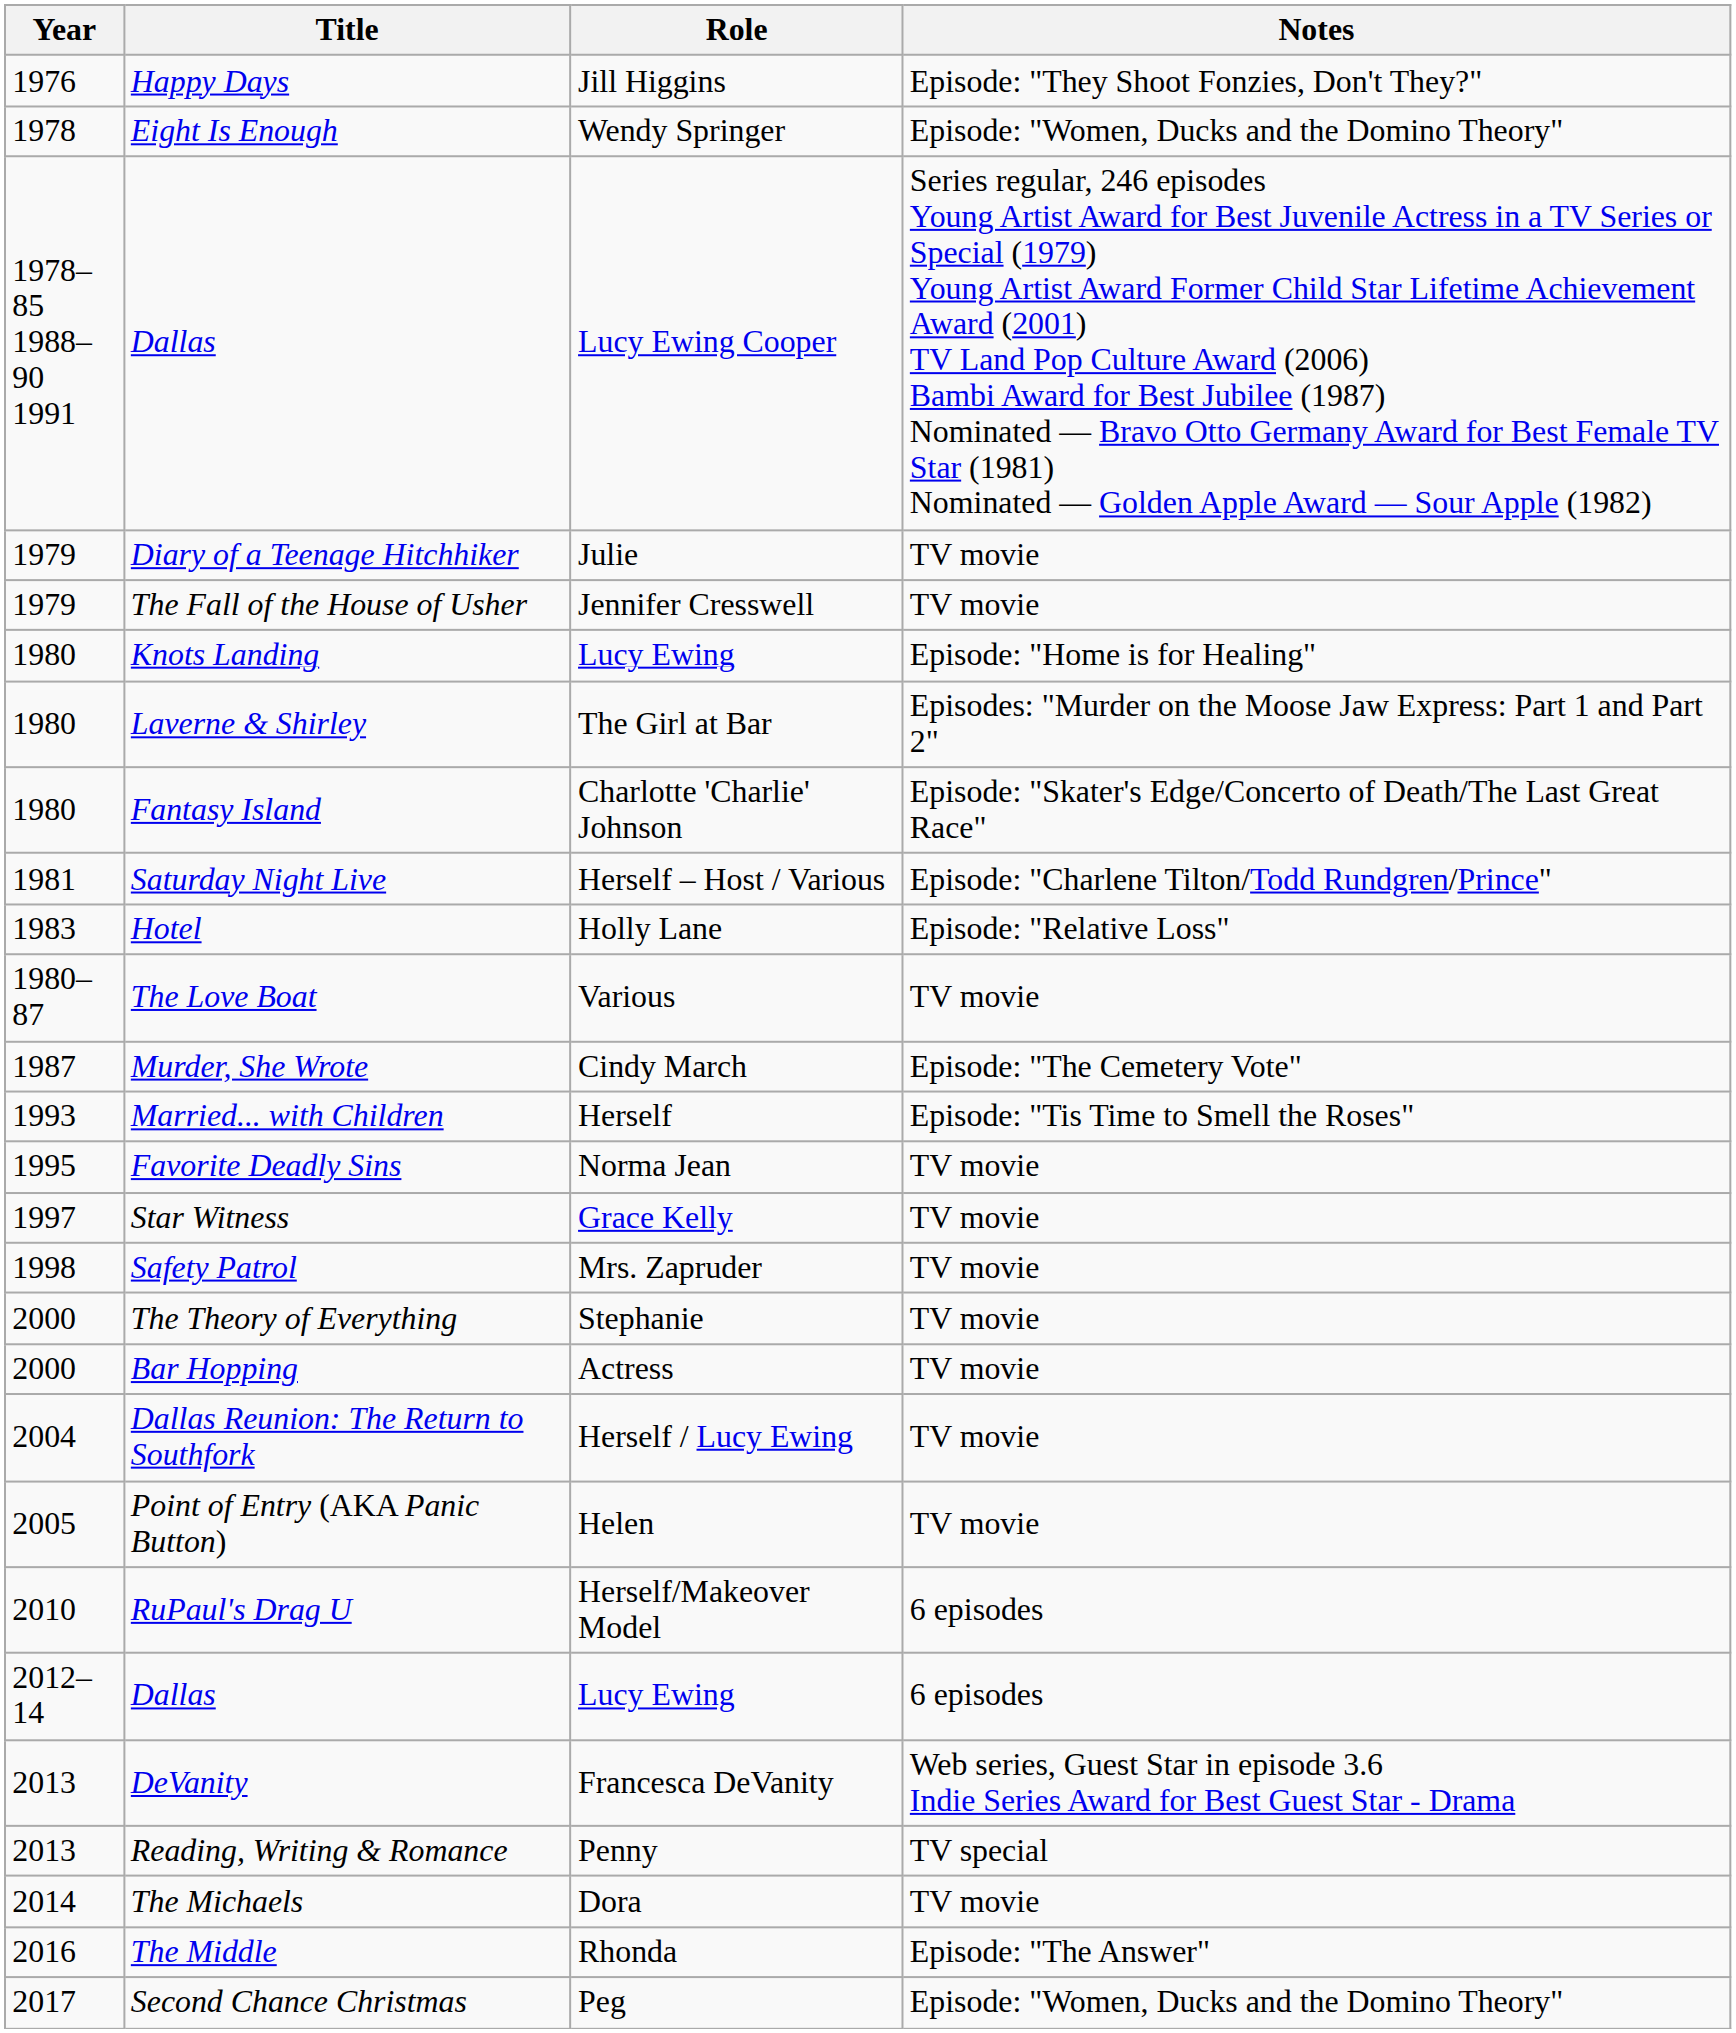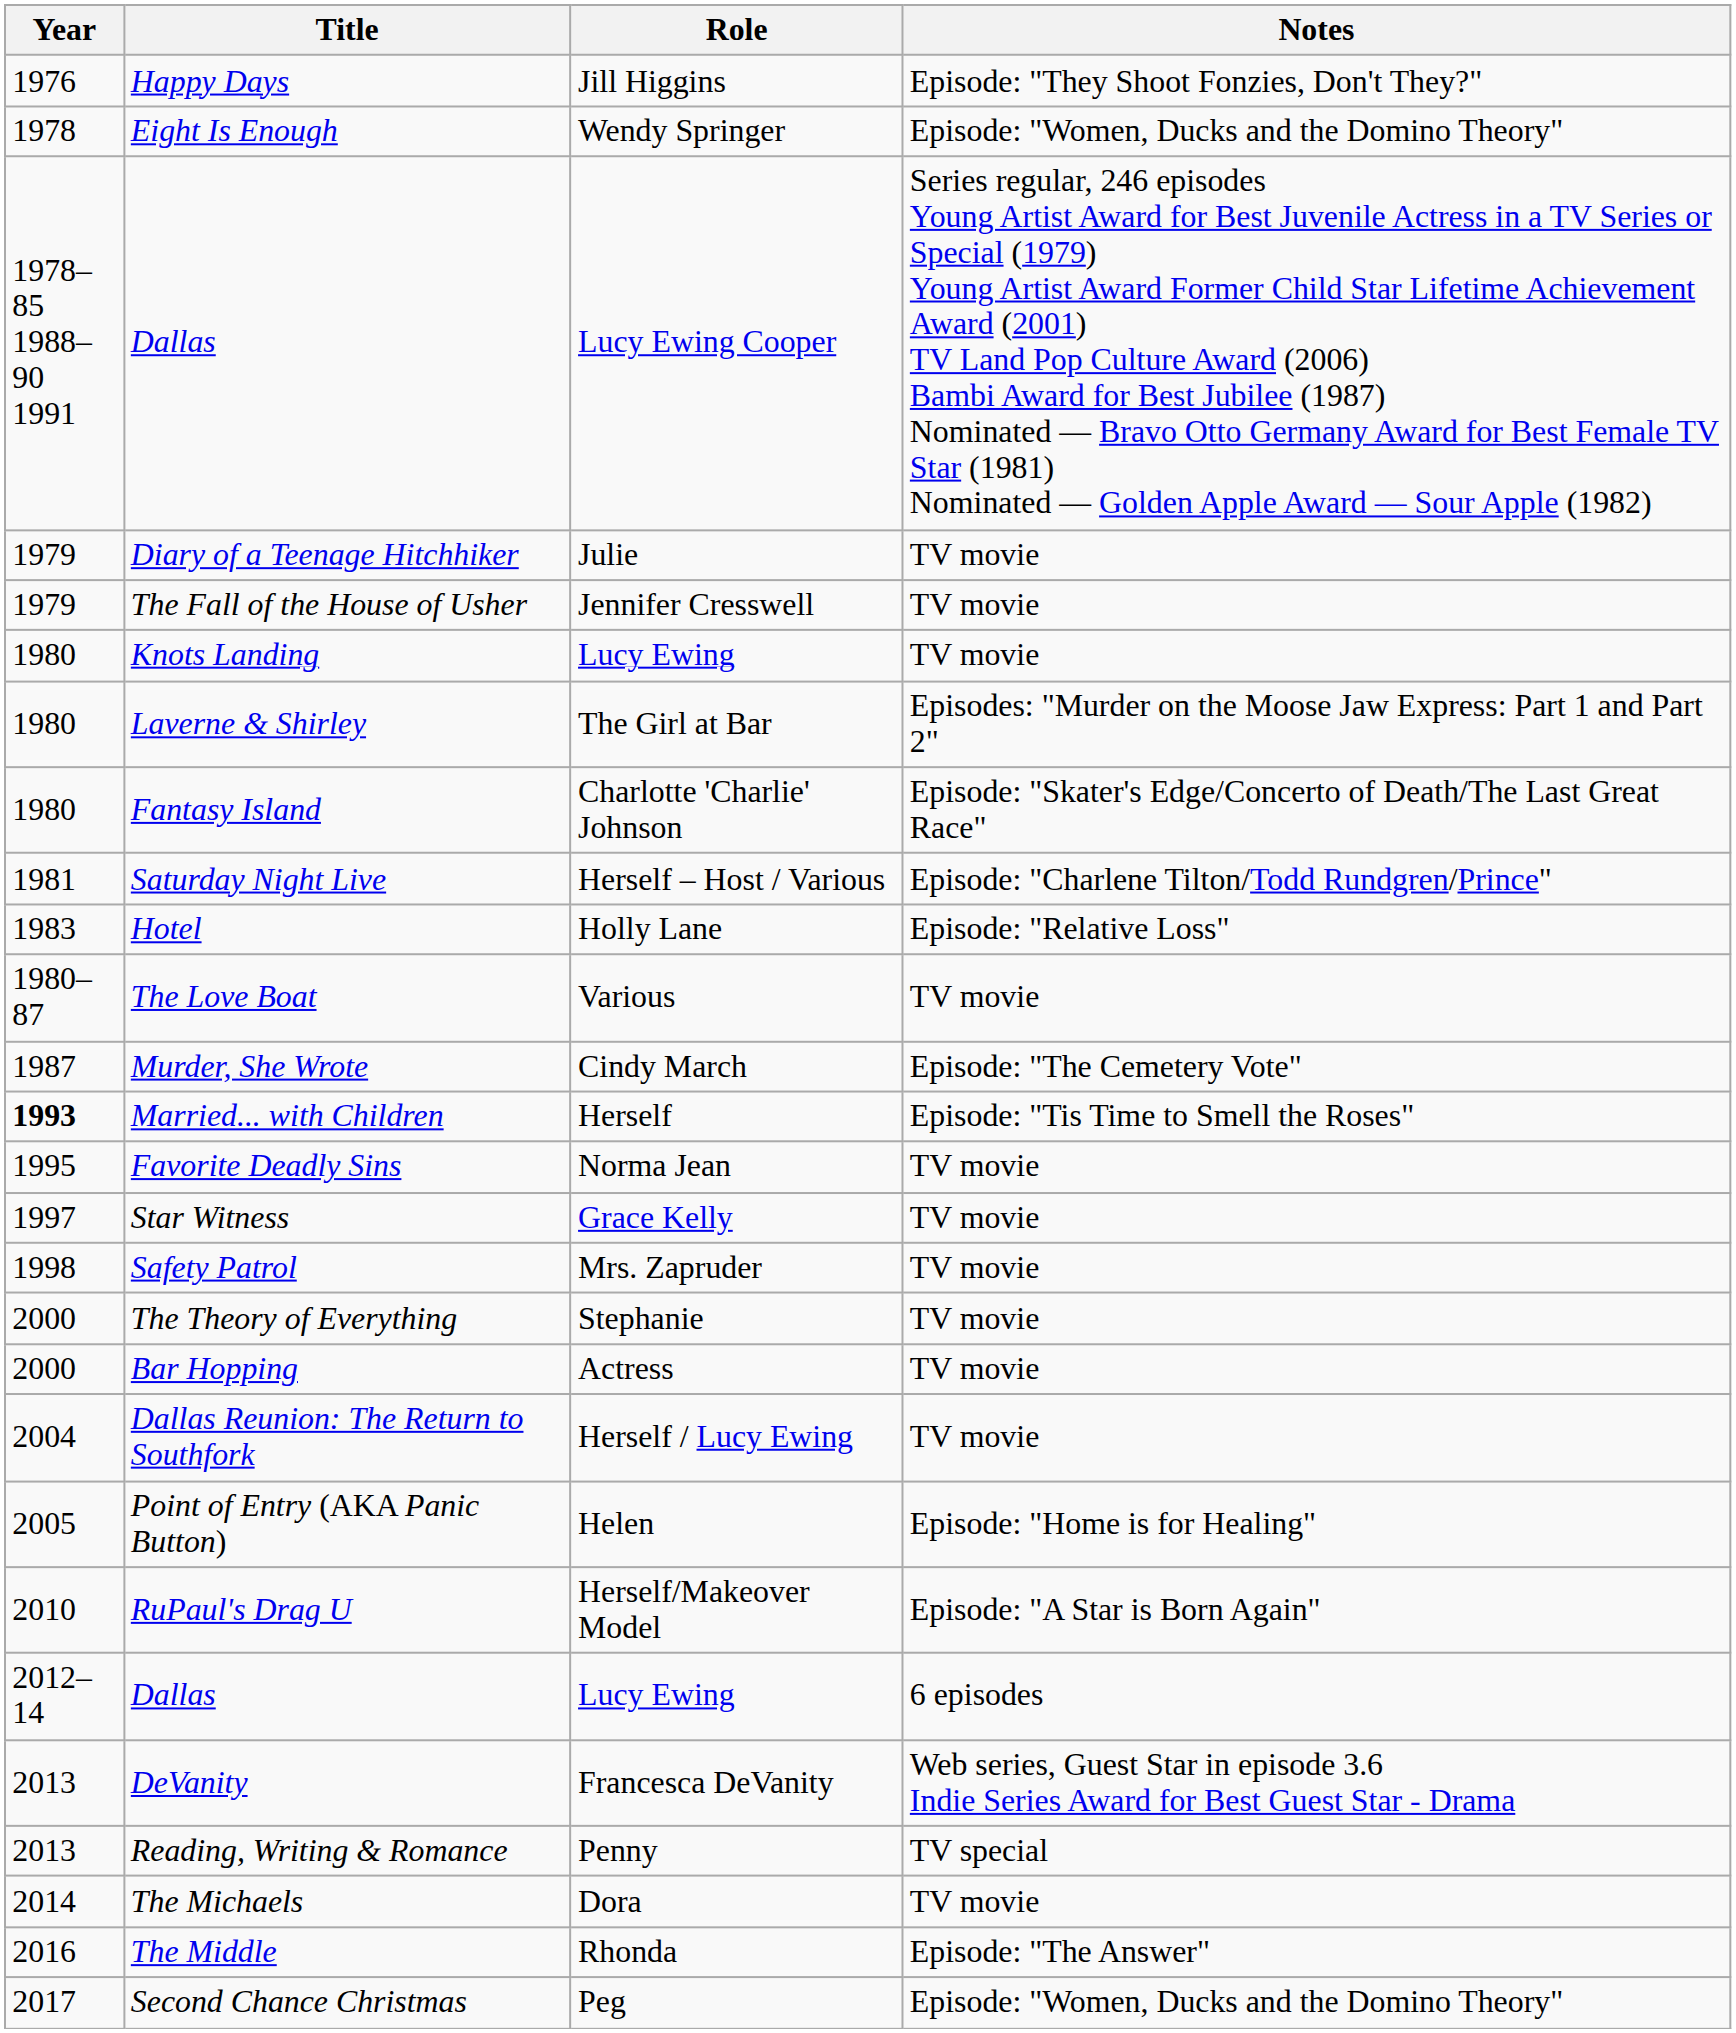(1113, 655) Episode: "Home is for Healing" -> (975, 655) TV movie
(44, 1116) normal -> (44, 1116) bold
(975, 1523) TV movie -> (1113, 1523) Episode: "Home is for Healing"
(977, 1609) 6 episodes -> (1115, 1609) Episode: "A Star is Born Again"
